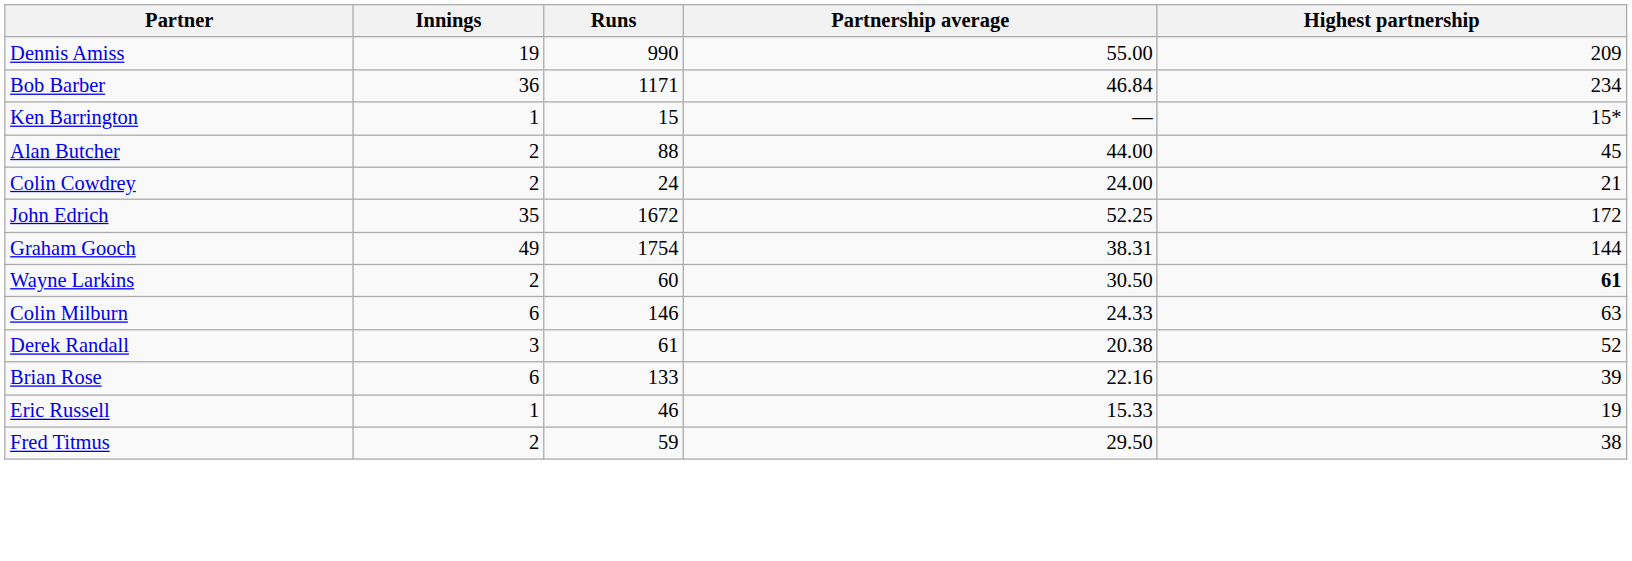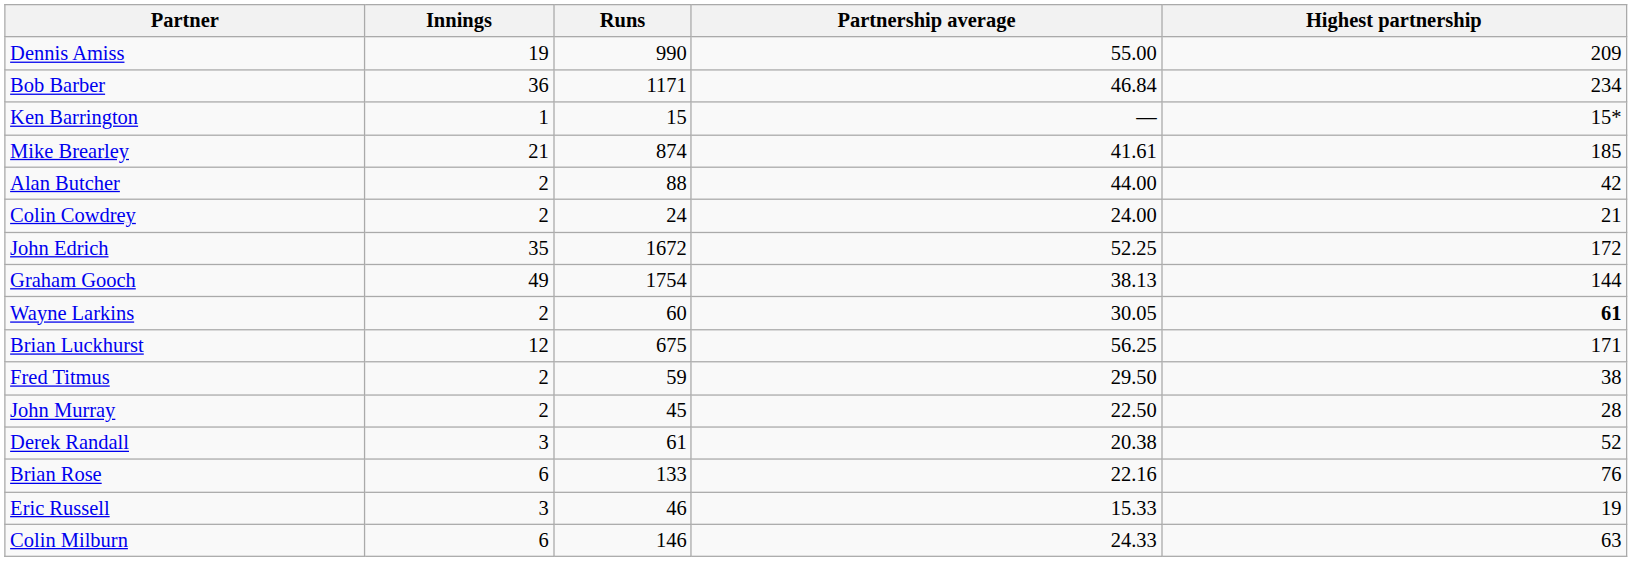+ row: (70, 150)
(1611, 150) 45 -> (1611, 183) 42
(1130, 248) 38.31 -> (1134, 280) 38.13
(1130, 280) 30.50 -> (1134, 313) 30.05
+ row: (77, 345)
rows swapped: (69, 313) <-> (60, 442)
+ row: (63, 410)
(1611, 378) 39 -> (1611, 475) 76
(534, 410) 1 -> (544, 507) 3
